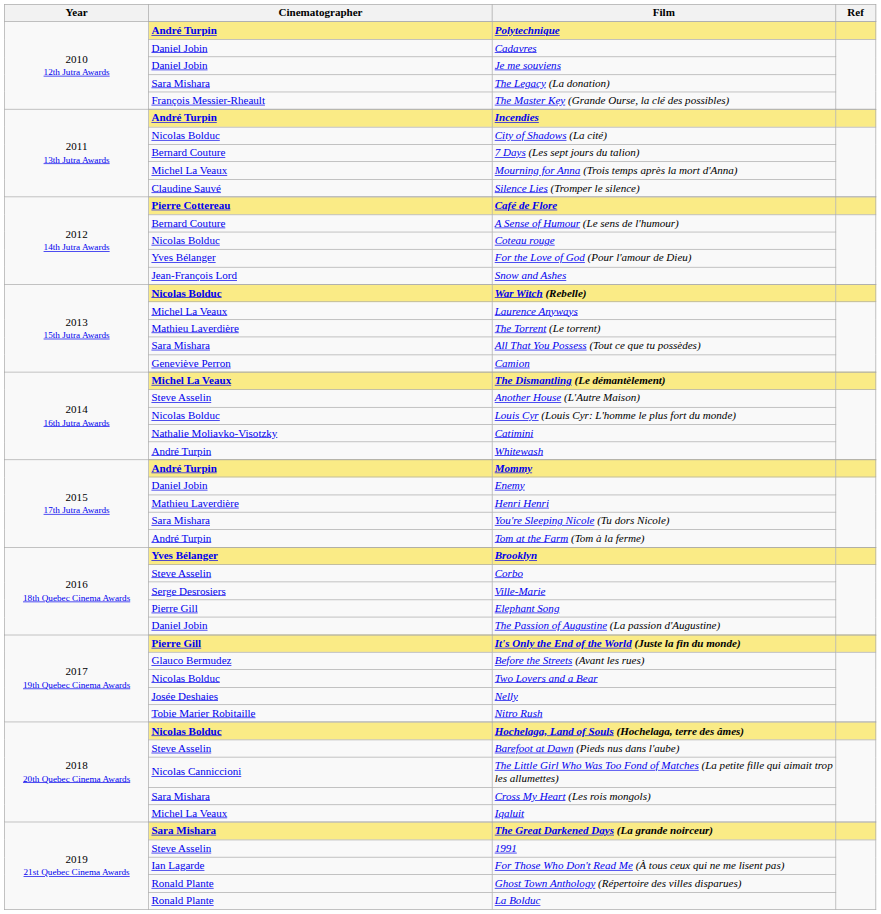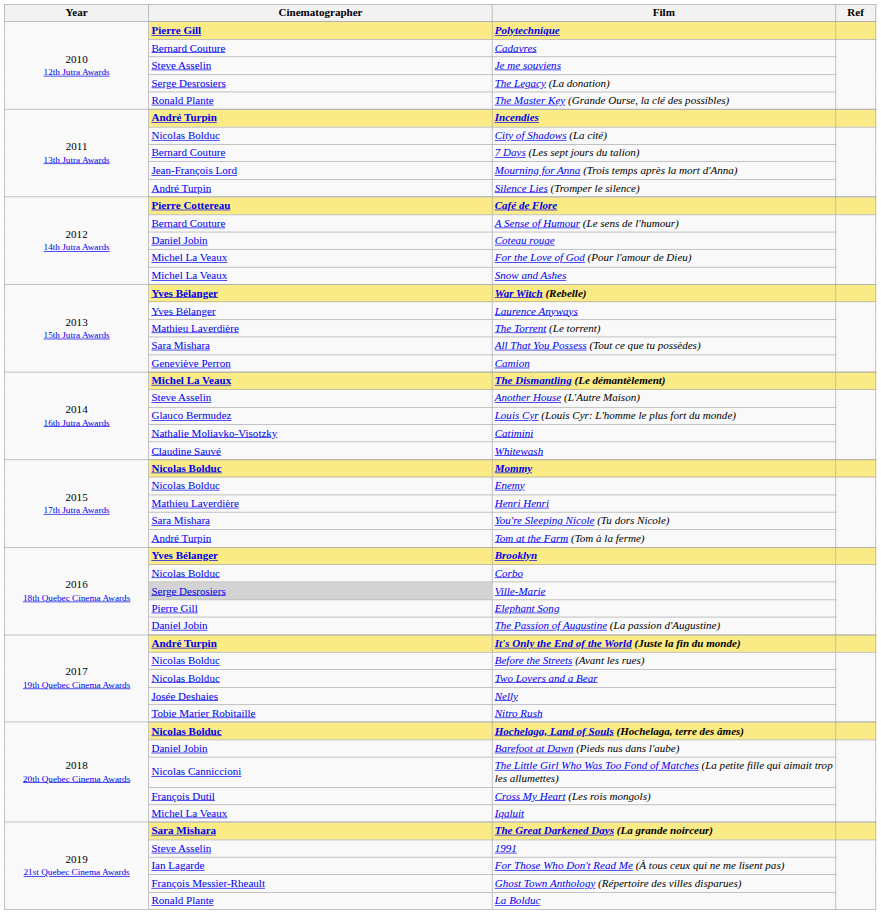(184, 30) André Turpin -> (176, 30) Pierre Gill
(179, 48) Daniel Jobin -> (188, 48) Bernard Couture
(179, 65) Daniel Jobin -> (181, 65) Steve Asselin
(181, 83) Sara Mishara -> (189, 83) Serge Desrosiers
(208, 100) François Messier-Rheault -> (183, 100) Ronald Plante
(189, 170) Michel La Veaux -> (194, 170) Jean-François Lord
(186, 188) Claudine Sauvé -> (181, 188) André Turpin
(186, 240) Nicolas Bolduc -> (179, 240) Daniel Jobin
(184, 258) Yves Bélanger -> (189, 258) Michel La Veaux
(194, 275) Jean-François Lord -> (189, 275) Michel La Veaux
(187, 293) Nicolas Bolduc -> (185, 293) Yves Bélanger
(189, 310) Michel La Veaux -> (184, 310) Yves Bélanger
(186, 415) Nicolas Bolduc -> (191, 415) Glauco Bermudez
(181, 450) André Turpin -> (186, 450) Claudine Sauvé
(184, 468) André Turpin -> (187, 468) Nicolas Bolduc
(179, 485) Daniel Jobin -> (186, 485) Nicolas Bolduc
(181, 573) Steve Asselin -> (186, 573) Nicolas Bolduc
(189, 591) no background -> (189, 591) lightgrey background
(176, 643) Pierre Gill -> (184, 643) André Turpin
(191, 661) Glauco Bermudez -> (186, 661) Nicolas Bolduc
(181, 748) Steve Asselin -> (179, 748) Daniel Jobin
(181, 796) Sara Mishara -> (183, 796) François Dutil
(183, 883) Ronald Plante -> (208, 883) François Messier-Rheault
